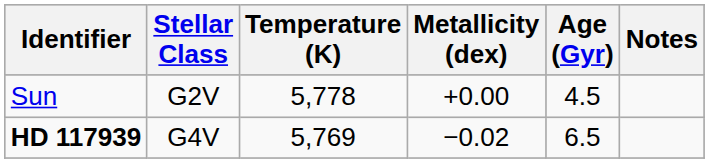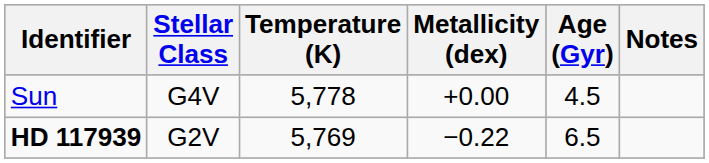(193, 95) G2V -> (193, 95) G4V
(193, 137) G4V -> (193, 137) G2V
(476, 137) −0.02 -> (476, 137) −0.22
